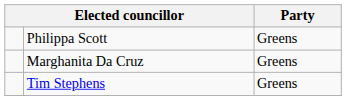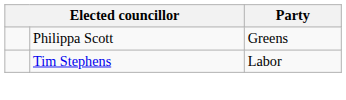- row: (85, 61)
(277, 83) Greens -> (265, 61) Labor
